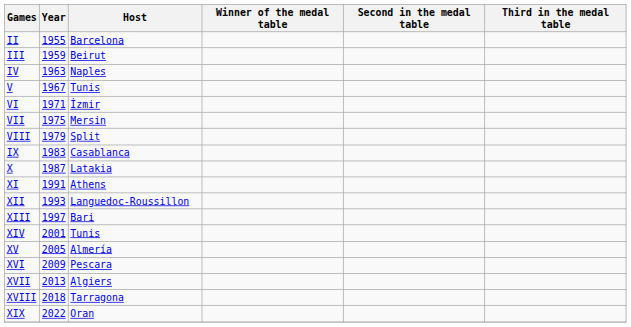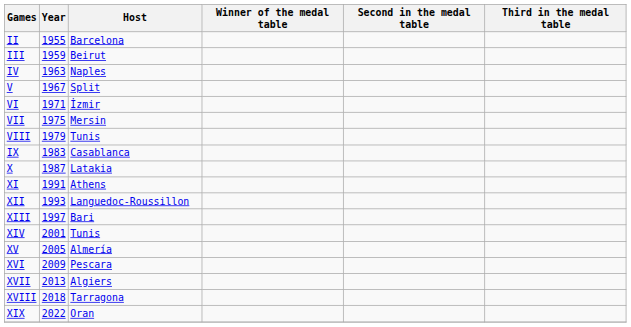(85, 88) Tunis -> (85, 88) Split
(85, 137) Split -> (85, 137) Tunis
